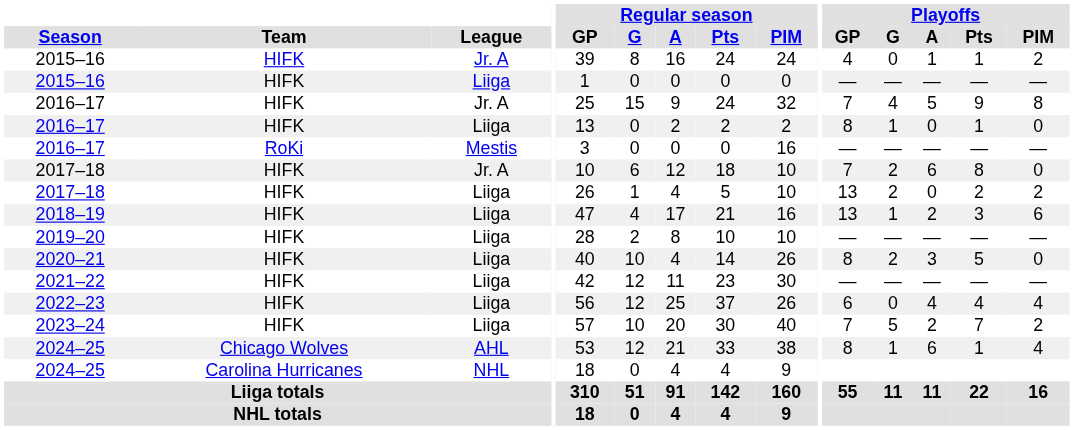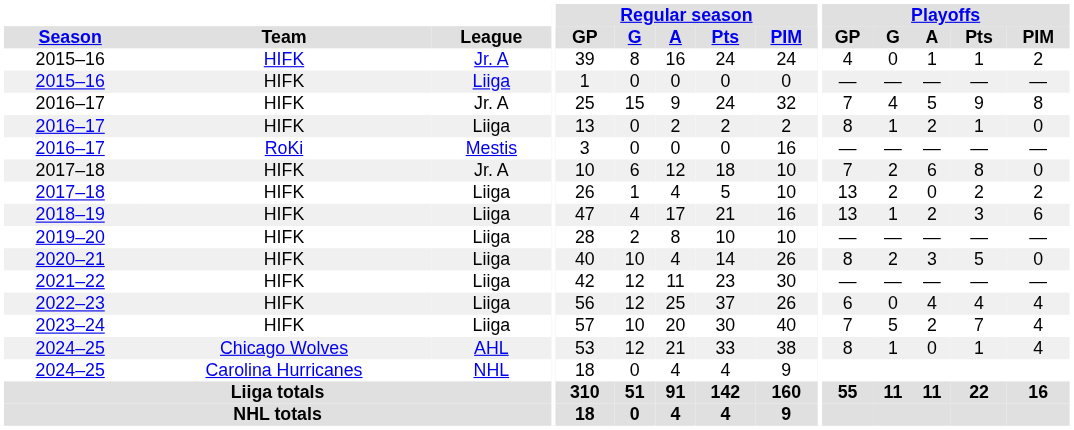(932, 126) 0 -> (932, 126) 2
(1038, 325) 2 -> (1038, 325) 4
(932, 348) 6 -> (932, 348) 0
